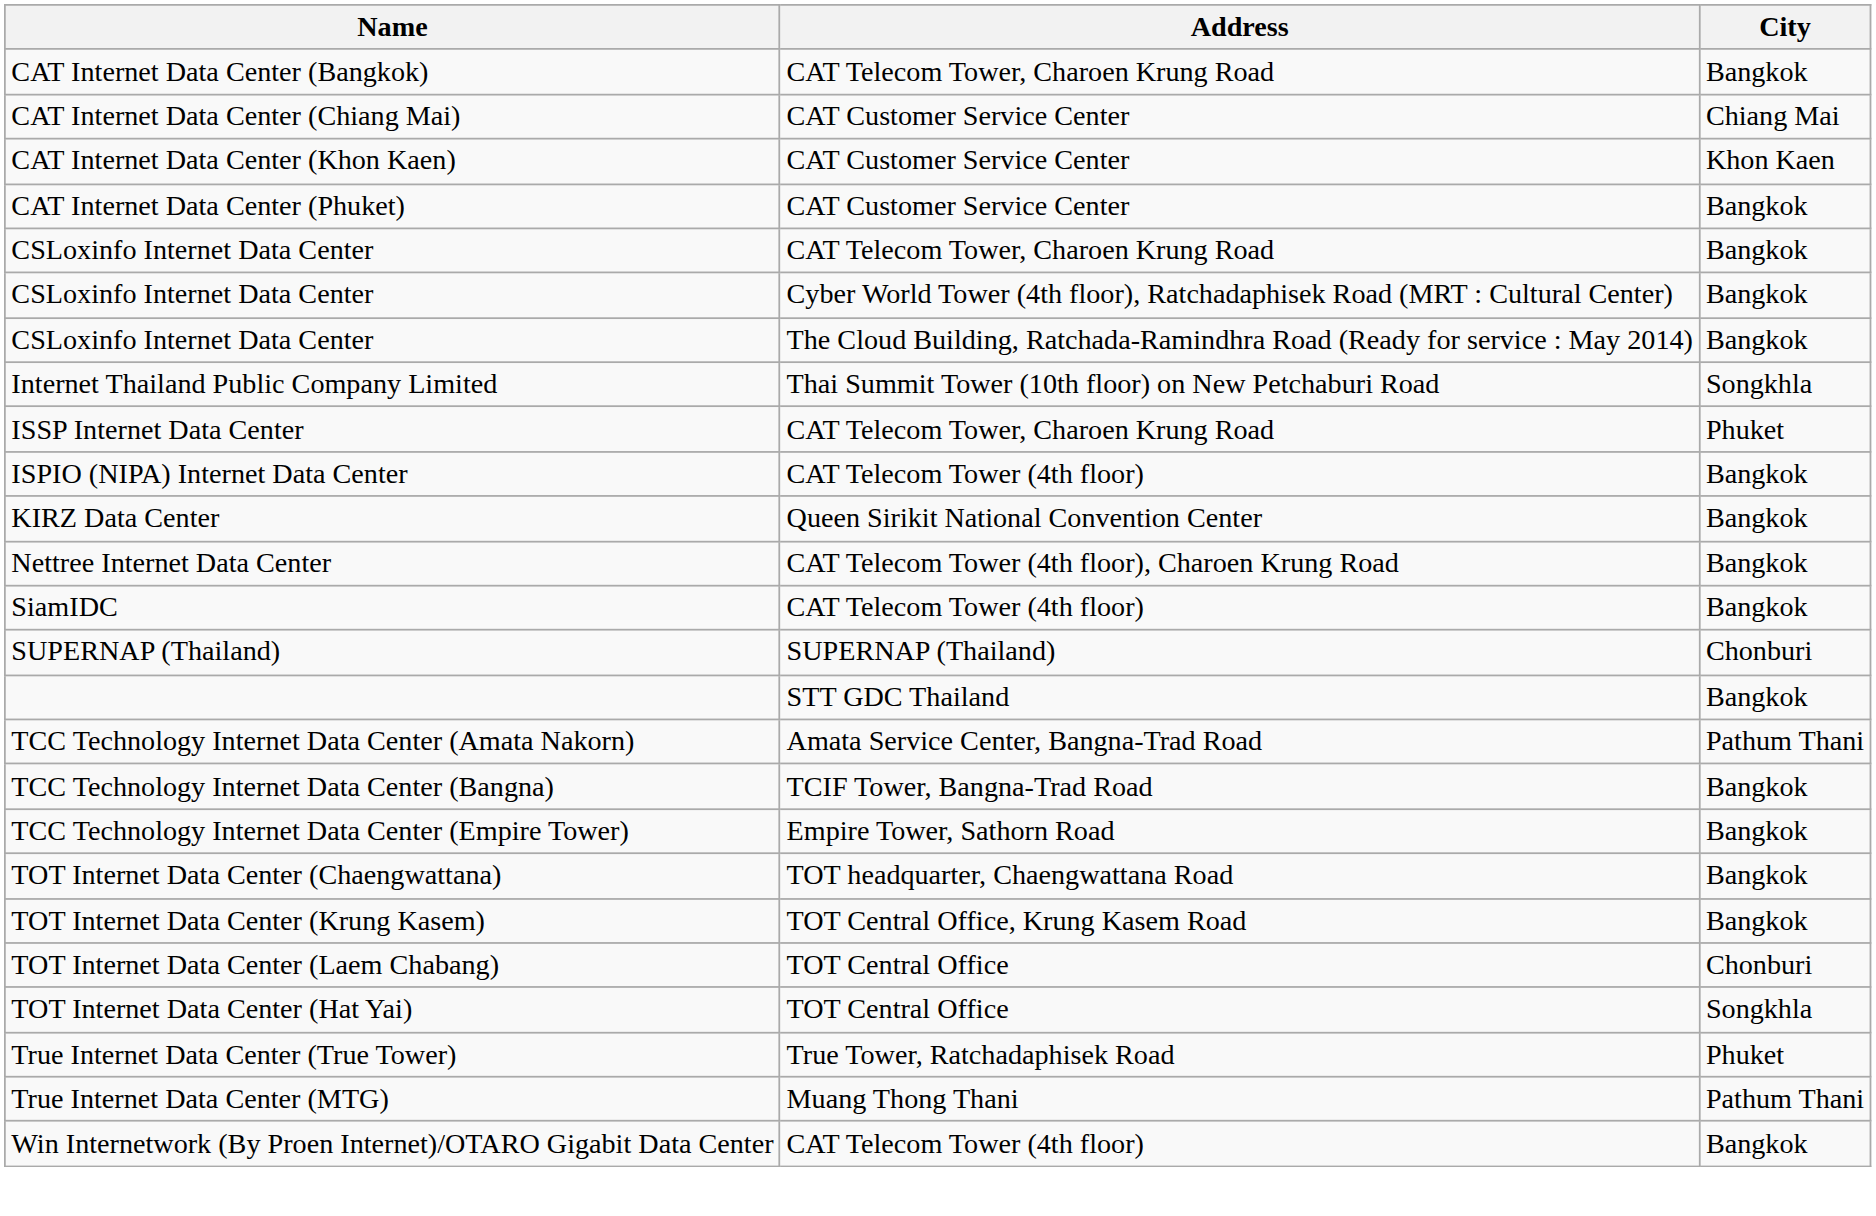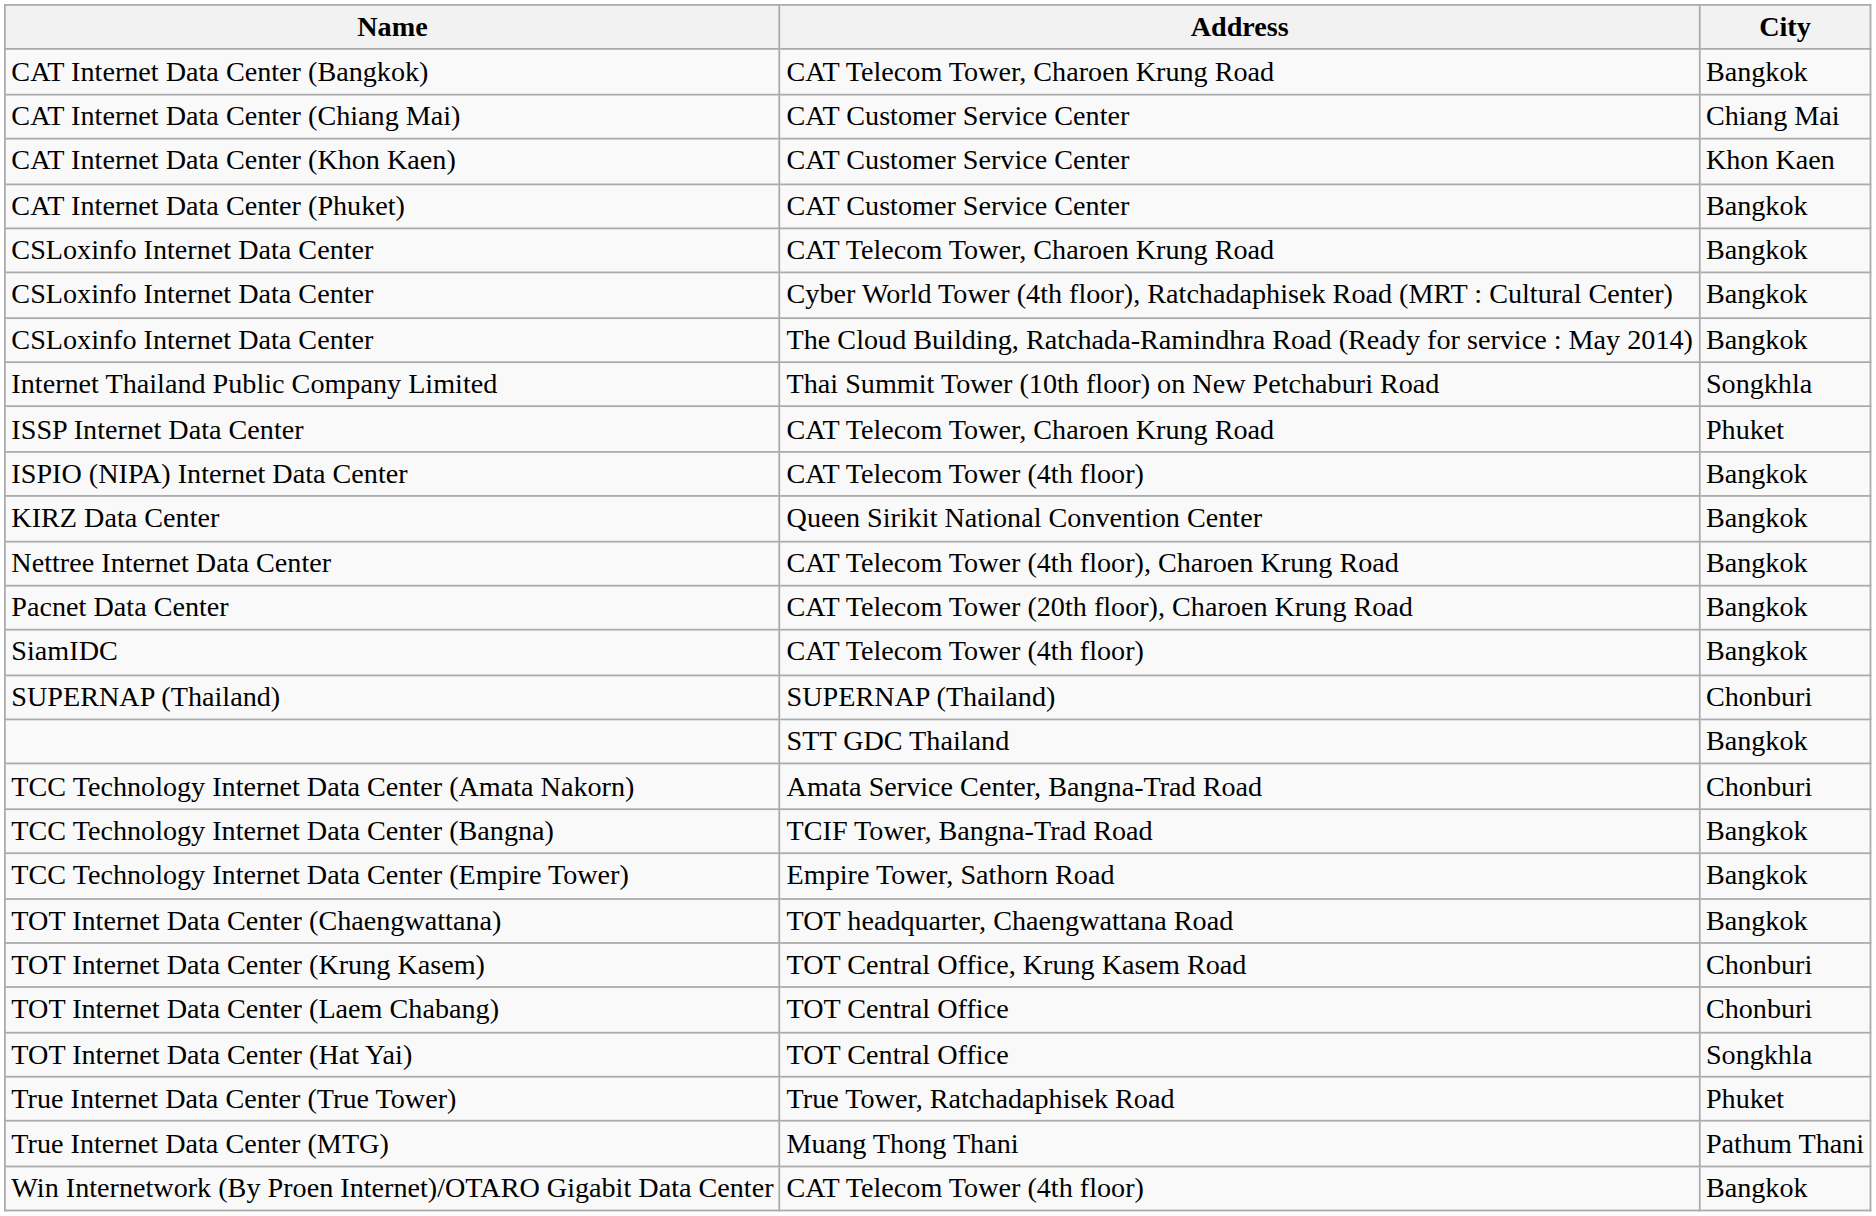+ row: (120, 607)
(1785, 741) Pathum Thani -> (1759, 786) Chonburi
(1757, 920) Bangkok -> (1759, 964) Chonburi
